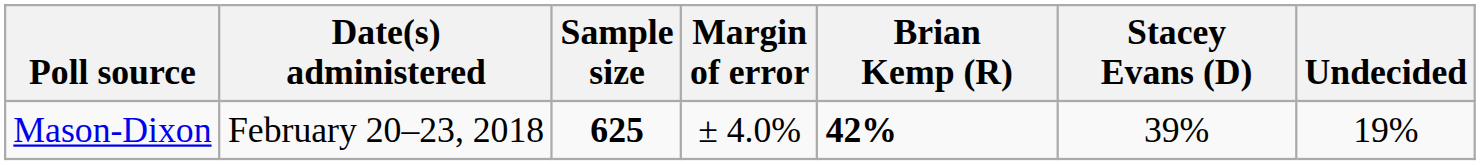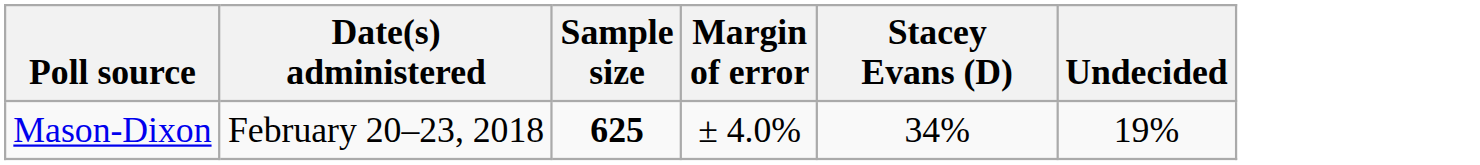- column: (937, 52)
(1177, 129) 39% -> (937, 129) 34%
